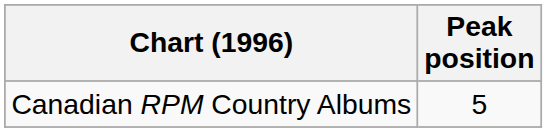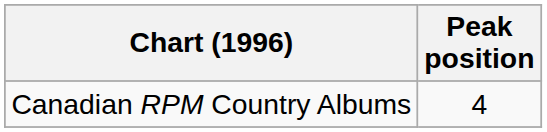(479, 103) 5 -> (479, 103) 4
